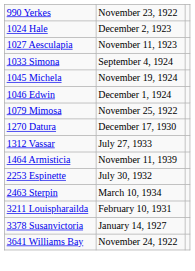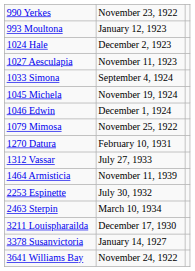+ row: (35, 29)
(137, 127) December 17, 1930 -> (135, 144) February 10, 1931
(135, 209) February 10, 1931 -> (137, 226) December 17, 1930
